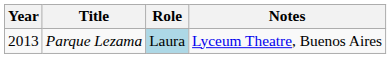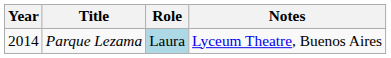(23, 41) 2013 -> (23, 41) 2014
